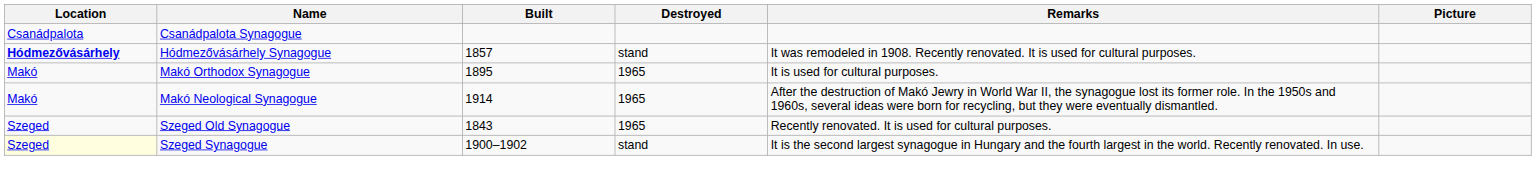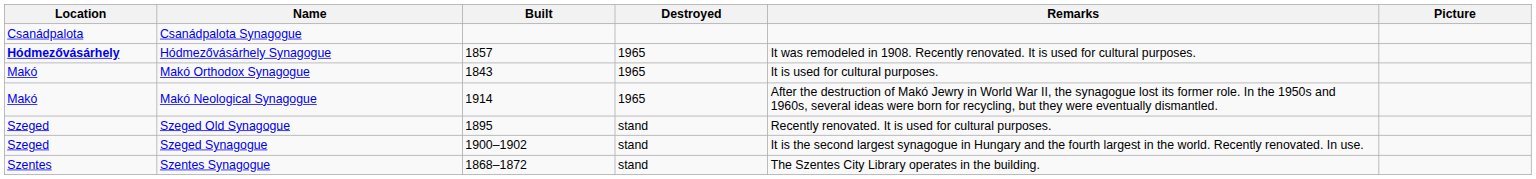(633, 53) stand -> (632, 53) 1965
(479, 72) 1895 -> (479, 72) 1843
(479, 125) 1843 -> (479, 125) 1895
(632, 125) 1965 -> (633, 125) stand
(28, 145) lightyellow background -> (28, 145) no background
+ row: (215, 164)
